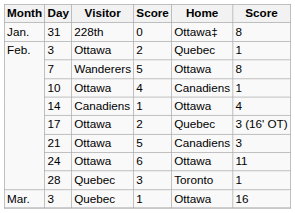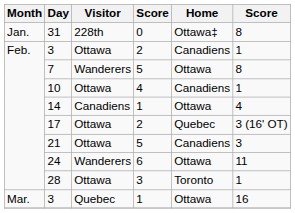(195, 50) Quebec -> (202, 50) Canadiens
(93, 161) Ottawa -> (103, 161) Wanderers
(95, 180) Quebec -> (93, 180) Ottawa
